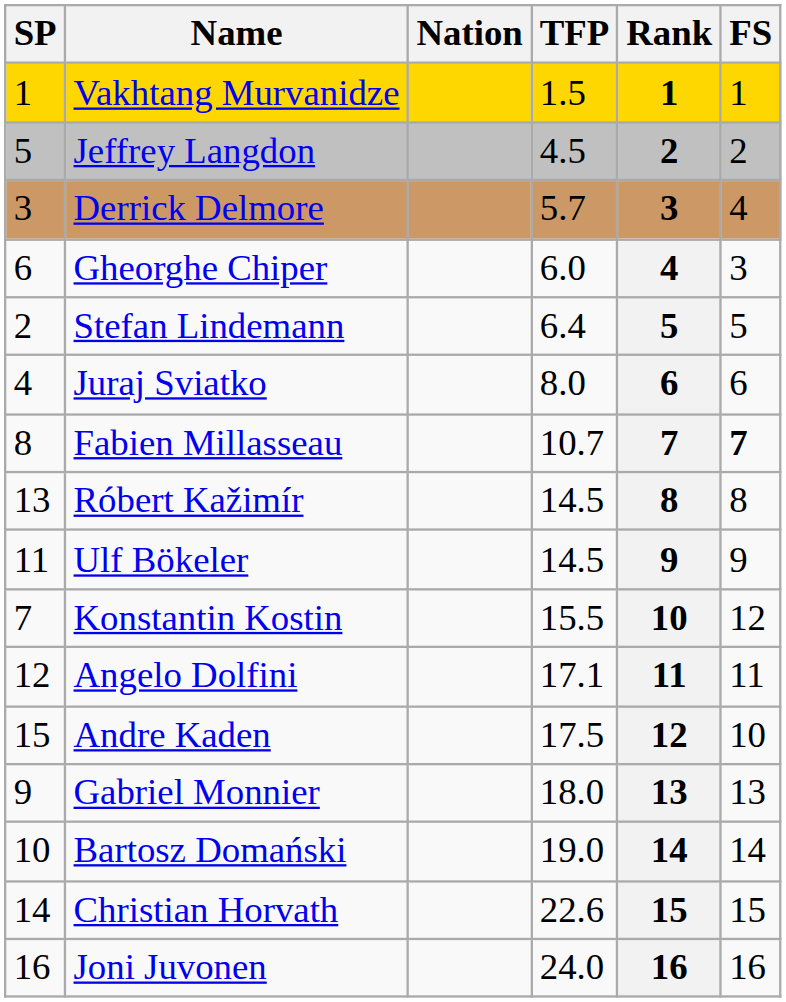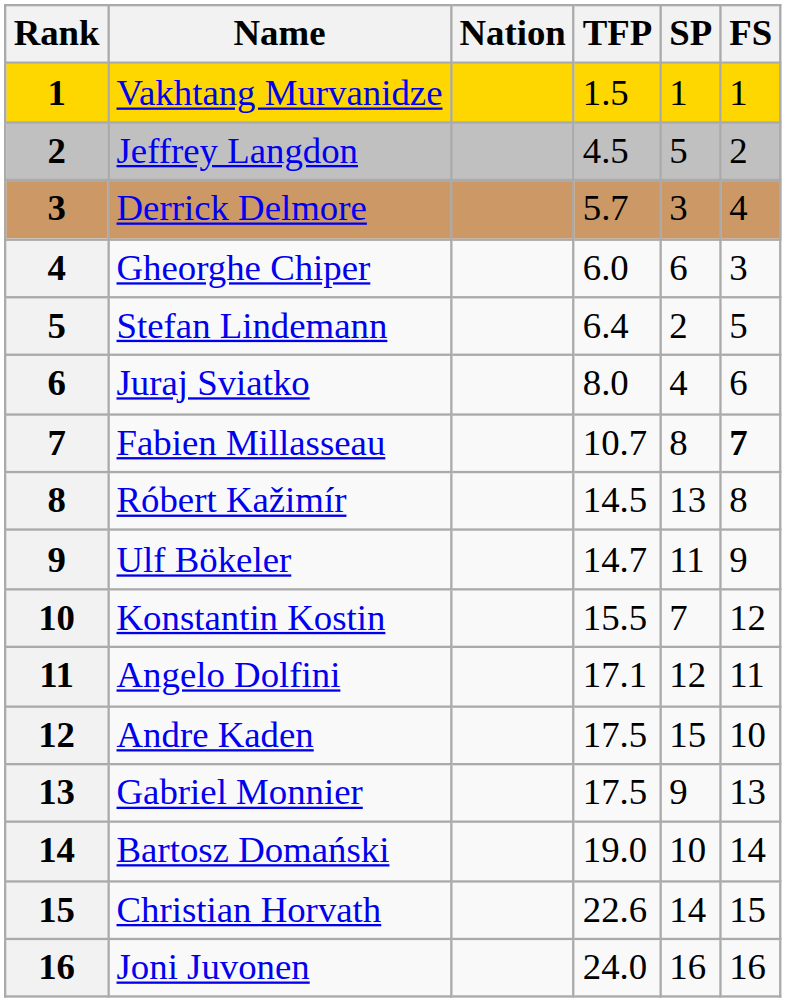columns swapped: (669, 33) <-> (35, 33)
(572, 558) 14.5 -> (615, 558) 14.7
(572, 792) 18.0 -> (615, 792) 17.5
